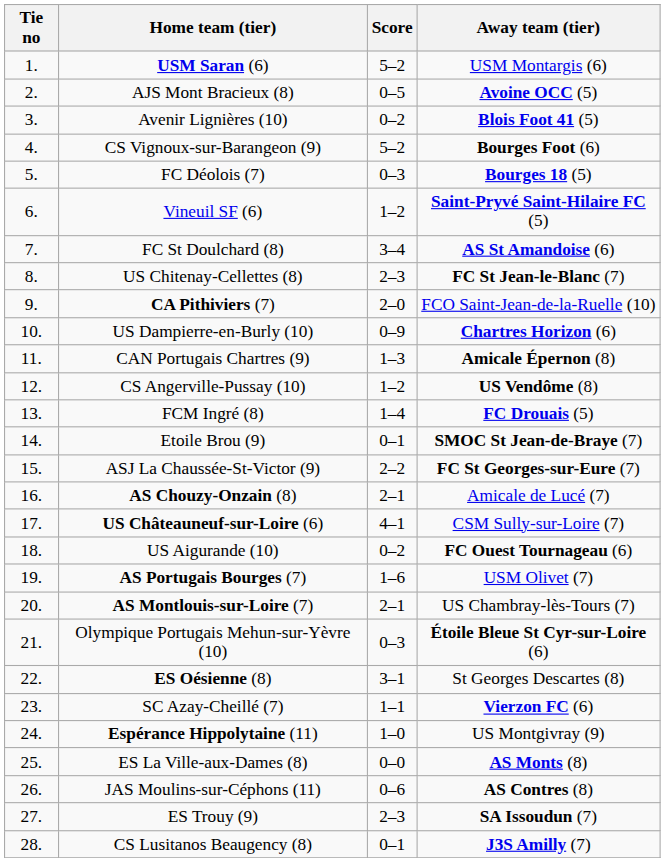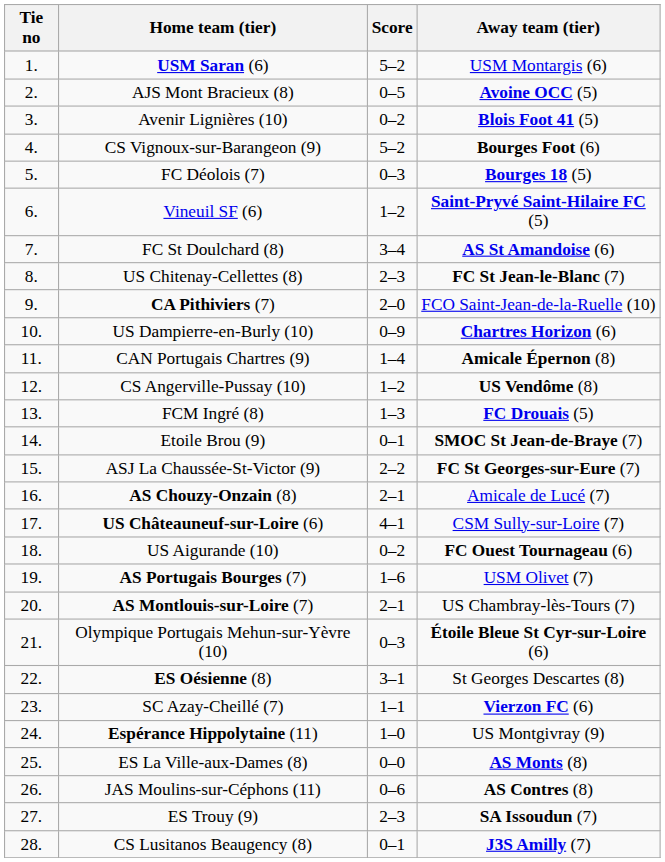(392, 358) 1–3 -> (392, 358) 1–4
(392, 413) 1–4 -> (392, 413) 1–3
